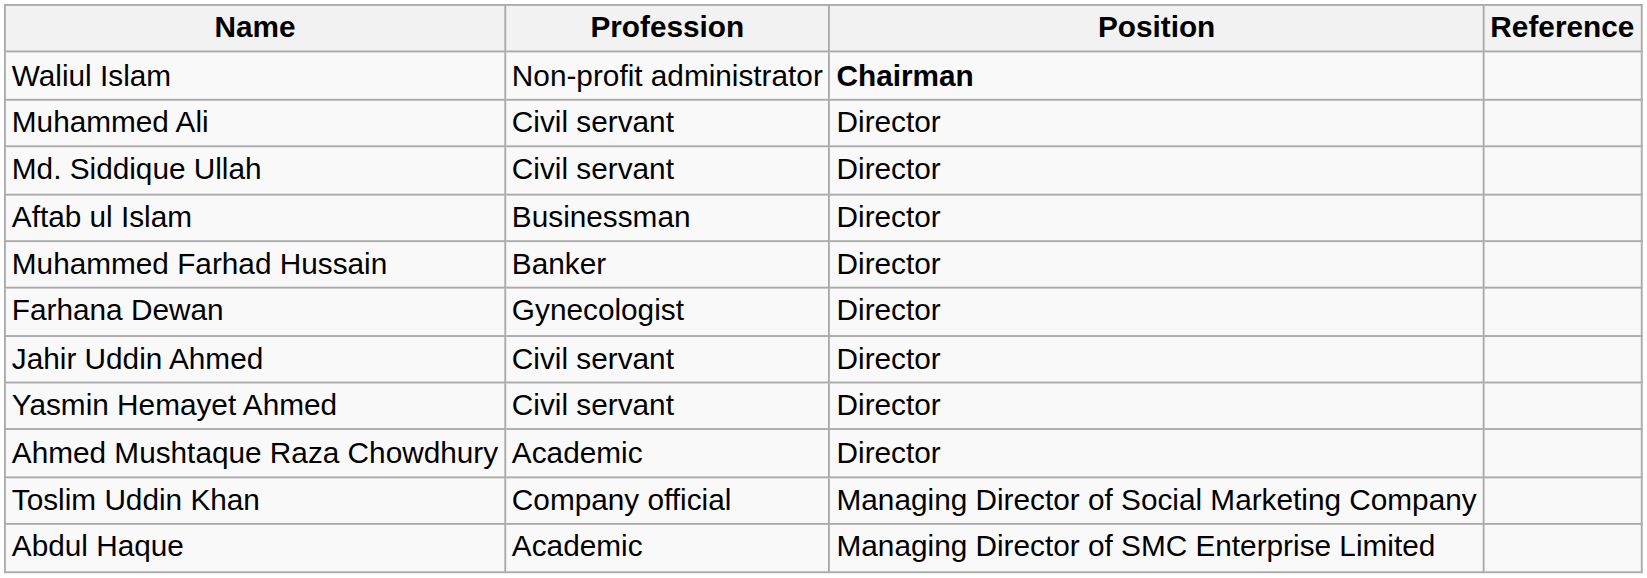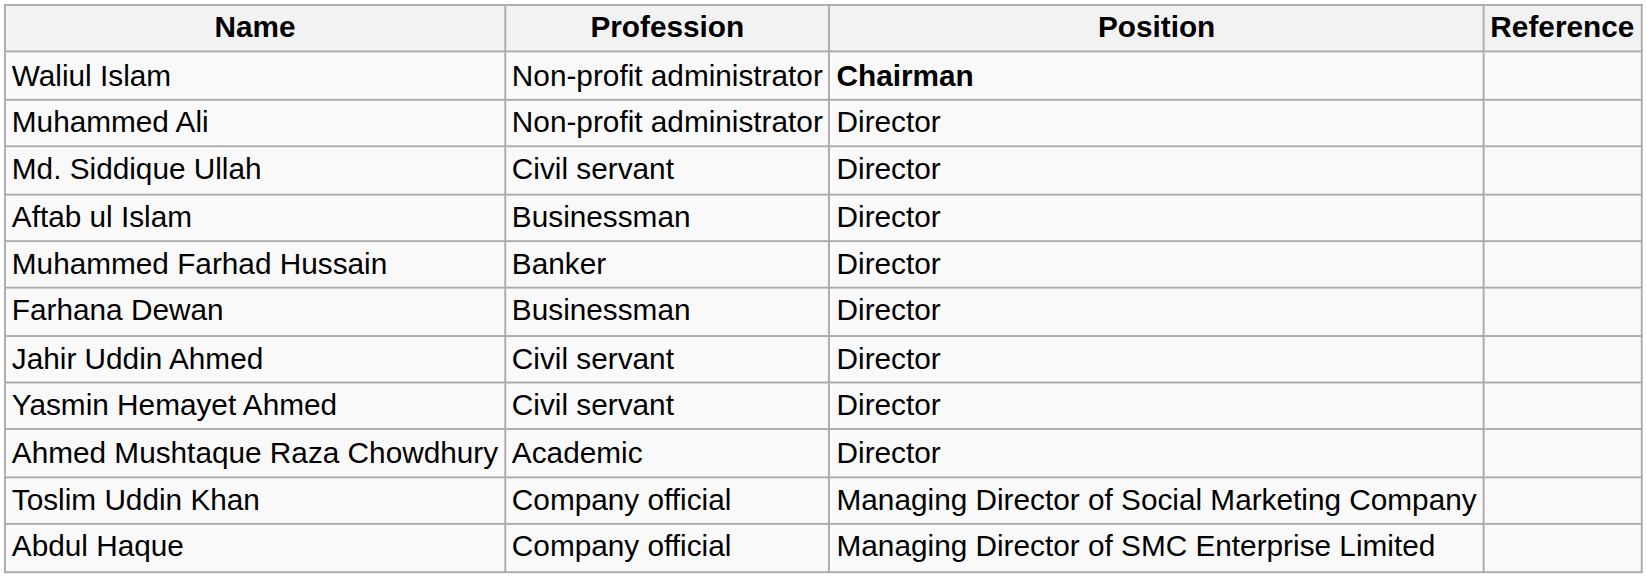(593, 122) Civil servant -> (667, 122) Non-profit administrator
(598, 311) Gynecologist -> (601, 311) Businessman
(577, 547) Academic -> (622, 547) Company official
